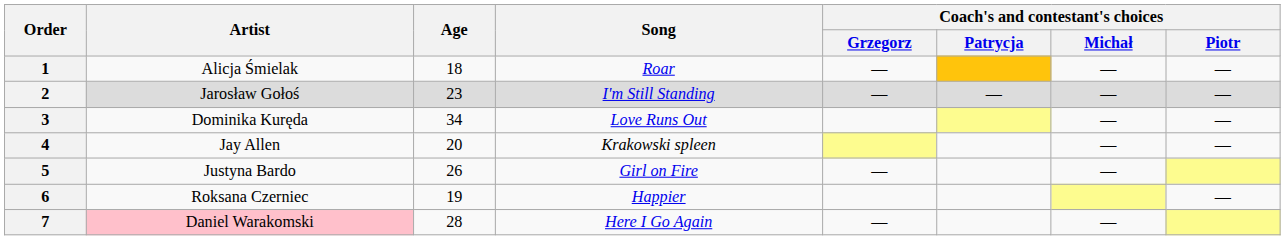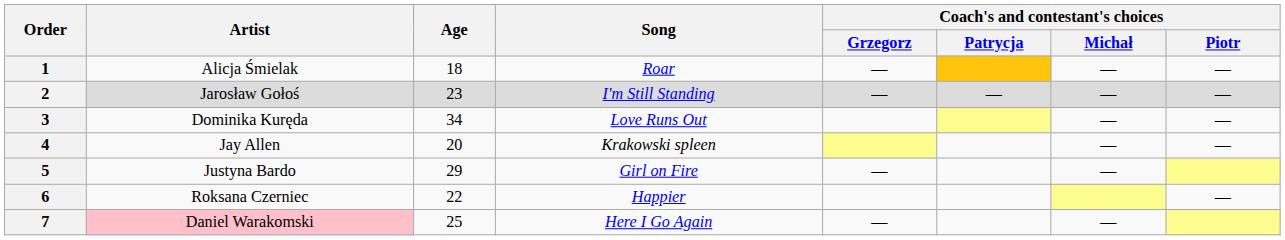(454, 171) 26 -> (454, 171) 29
(454, 196) 19 -> (454, 196) 22
(454, 222) 28 -> (454, 222) 25
